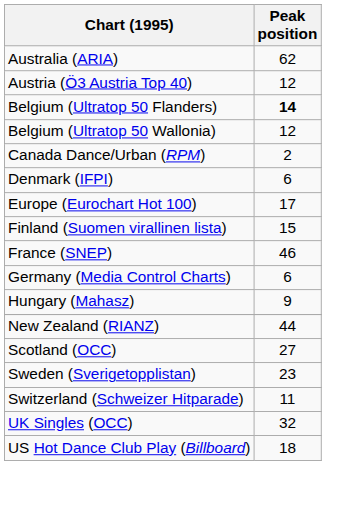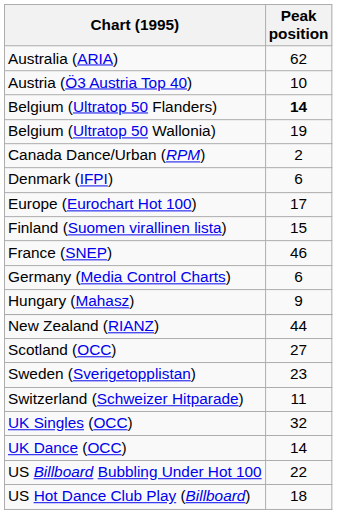(287, 82) 12 -> (299, 82) 10
(287, 131) 12 -> (299, 131) 19
+ row: (67, 448)
+ row: (135, 472)
